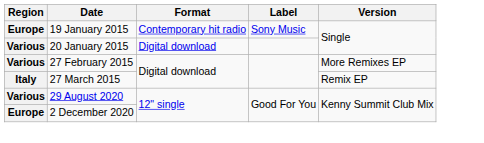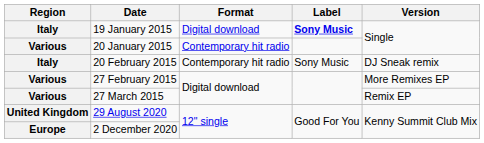(26, 29) Europe -> (48, 29) Italy
(192, 29) Contemporary hit radio -> (221, 29) Digital download
(278, 29) normal -> (324, 29) bold
(177, 46) Digital download -> (236, 46) Contemporary hit radio
+ row: (135, 63)
(26, 79) Italy -> (48, 96) Various
(26, 96) Various -> (48, 113) United Kingdom
